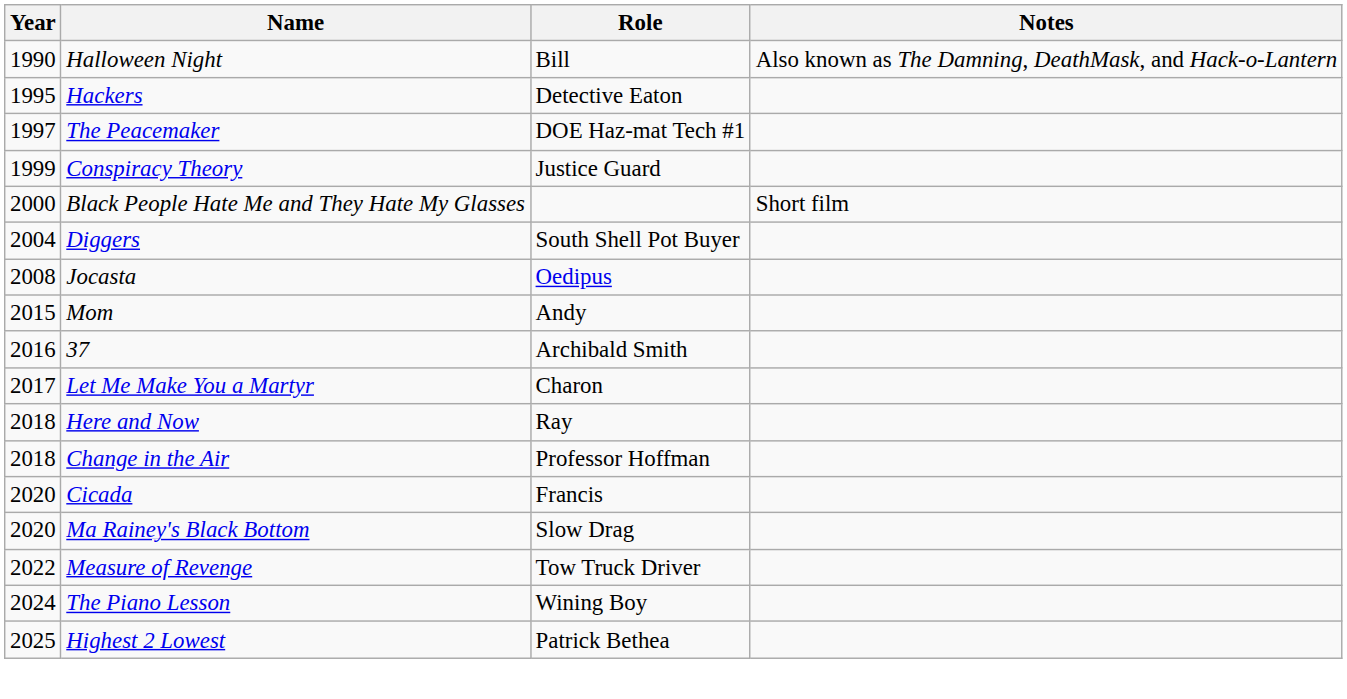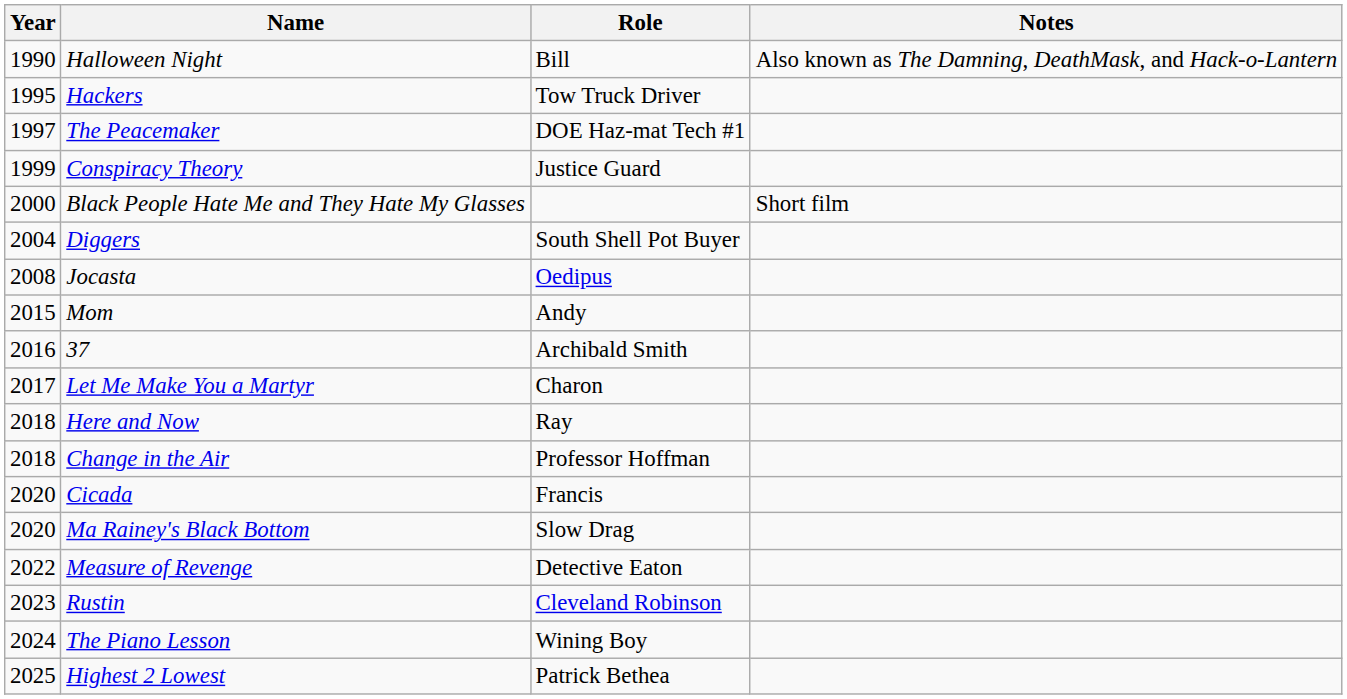(609, 95) Detective Eaton -> (618, 95) Tow Truck Driver
(618, 566) Tow Truck Driver -> (609, 566) Detective Eaton
+ row: (96, 603)
